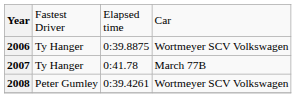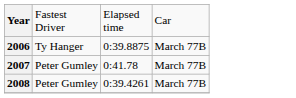(221, 46) Wortmeyer SCV Volkswagen -> (180, 46) March 77B
(59, 65) Ty Hanger -> (67, 65) Peter Gumley
(221, 83) Wortmeyer SCV Volkswagen -> (180, 83) March 77B
